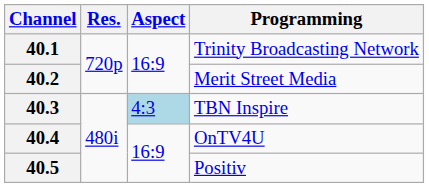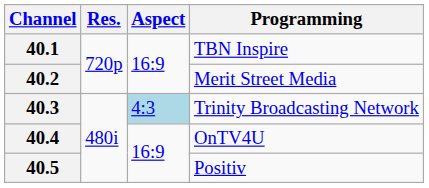(306, 49) Trinity Broadcasting Network -> (241, 49) TBN Inspire
(241, 108) TBN Inspire -> (306, 108) Trinity Broadcasting Network
